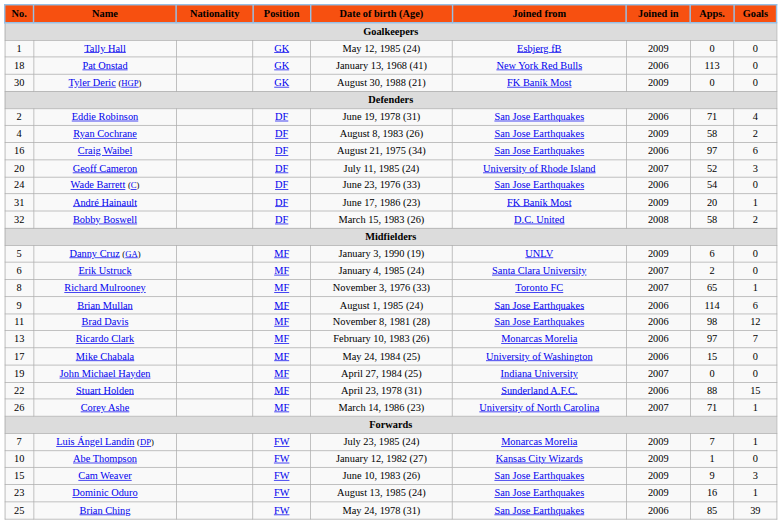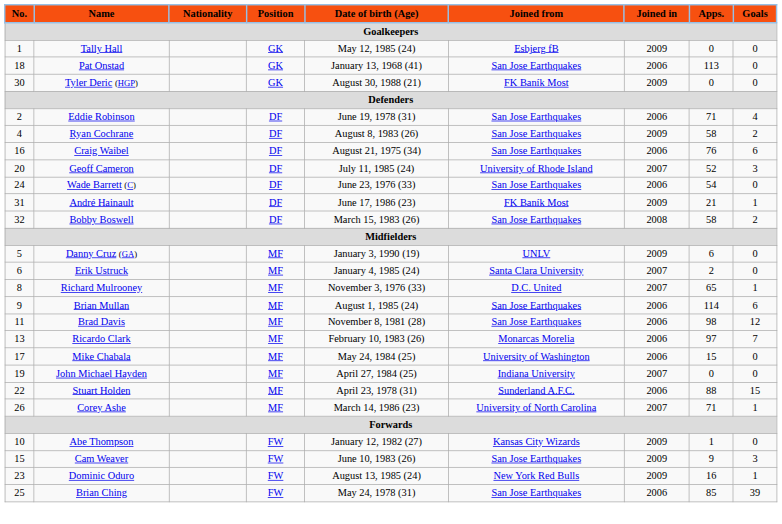(539, 66) New York Red Bulls -> (536, 66) San Jose Earthquakes
(712, 151) 97 -> (711, 151) 76
(712, 202) 20 -> (711, 202) 21
(539, 220) D.C. United -> (536, 220) San Jose Earthquakes
(539, 288) Toronto FC -> (536, 288) D.C. United
- row: (105, 442)
(539, 493) San Jose Earthquakes -> (536, 476) New York Red Bulls
